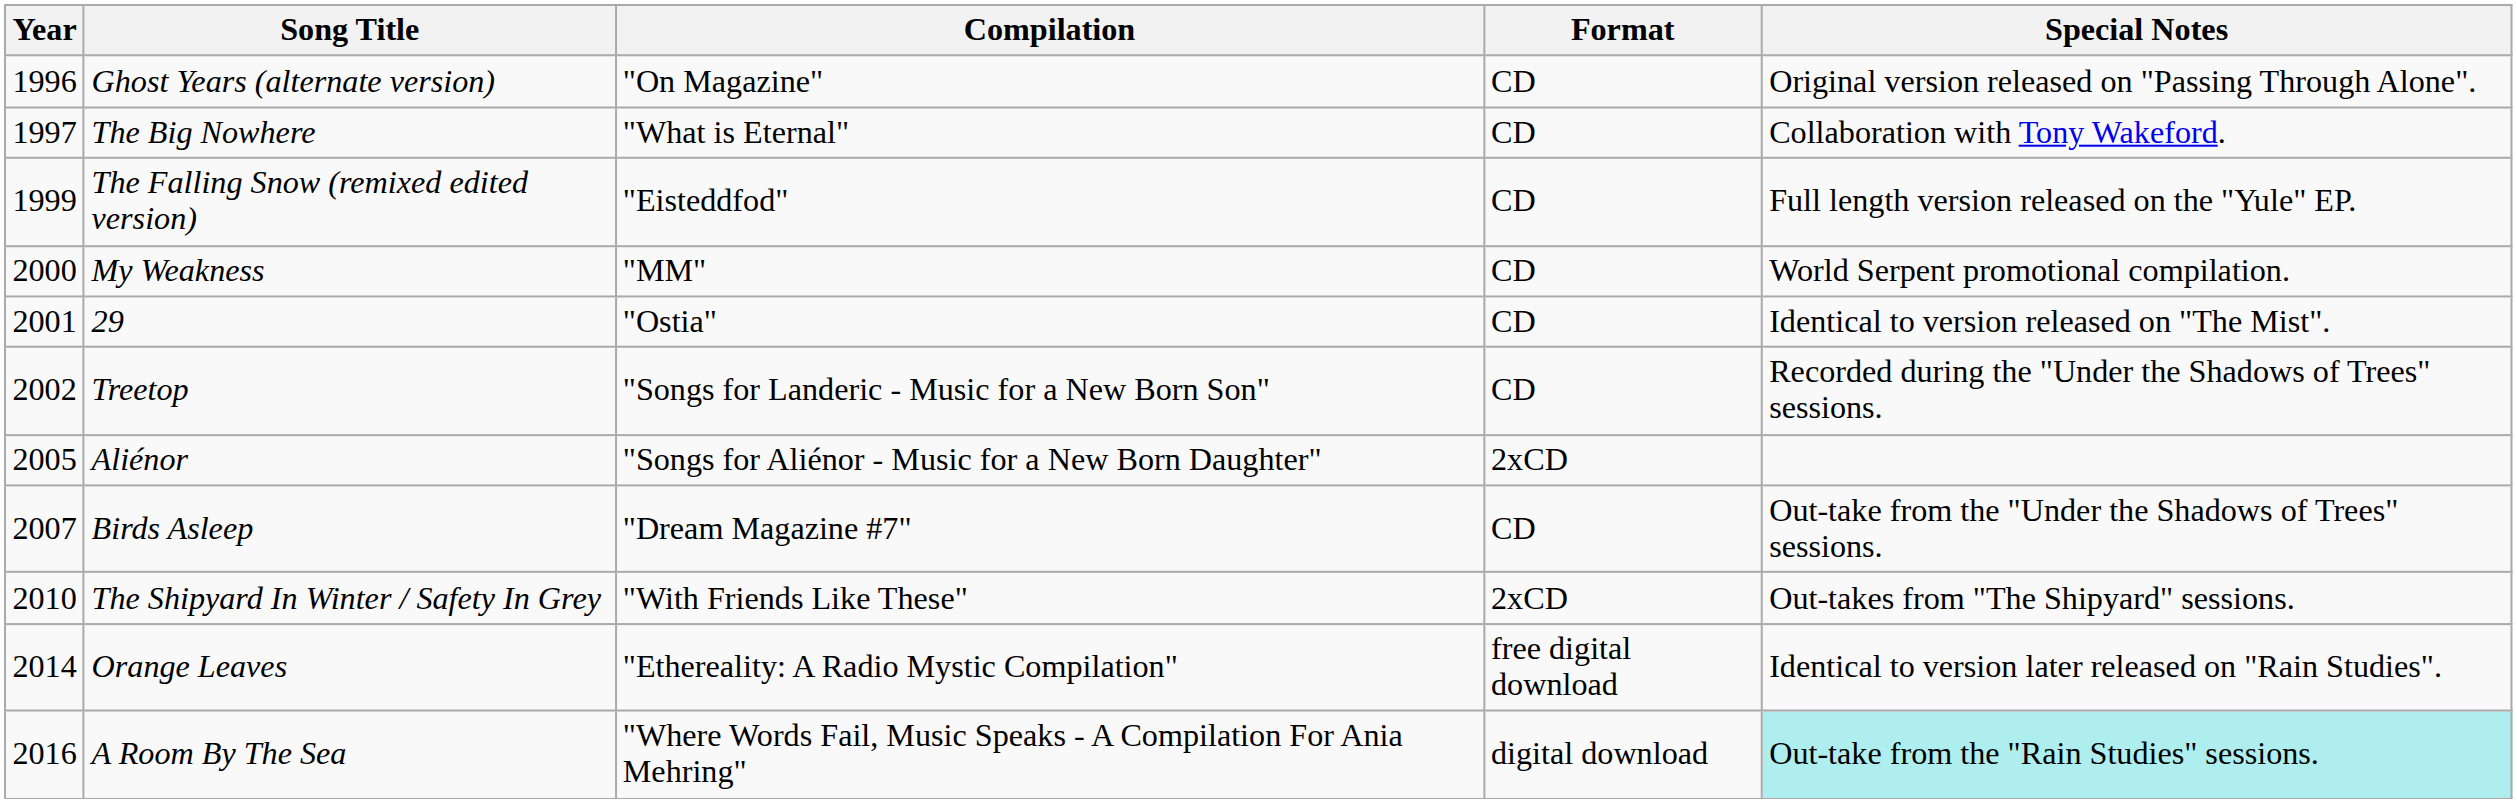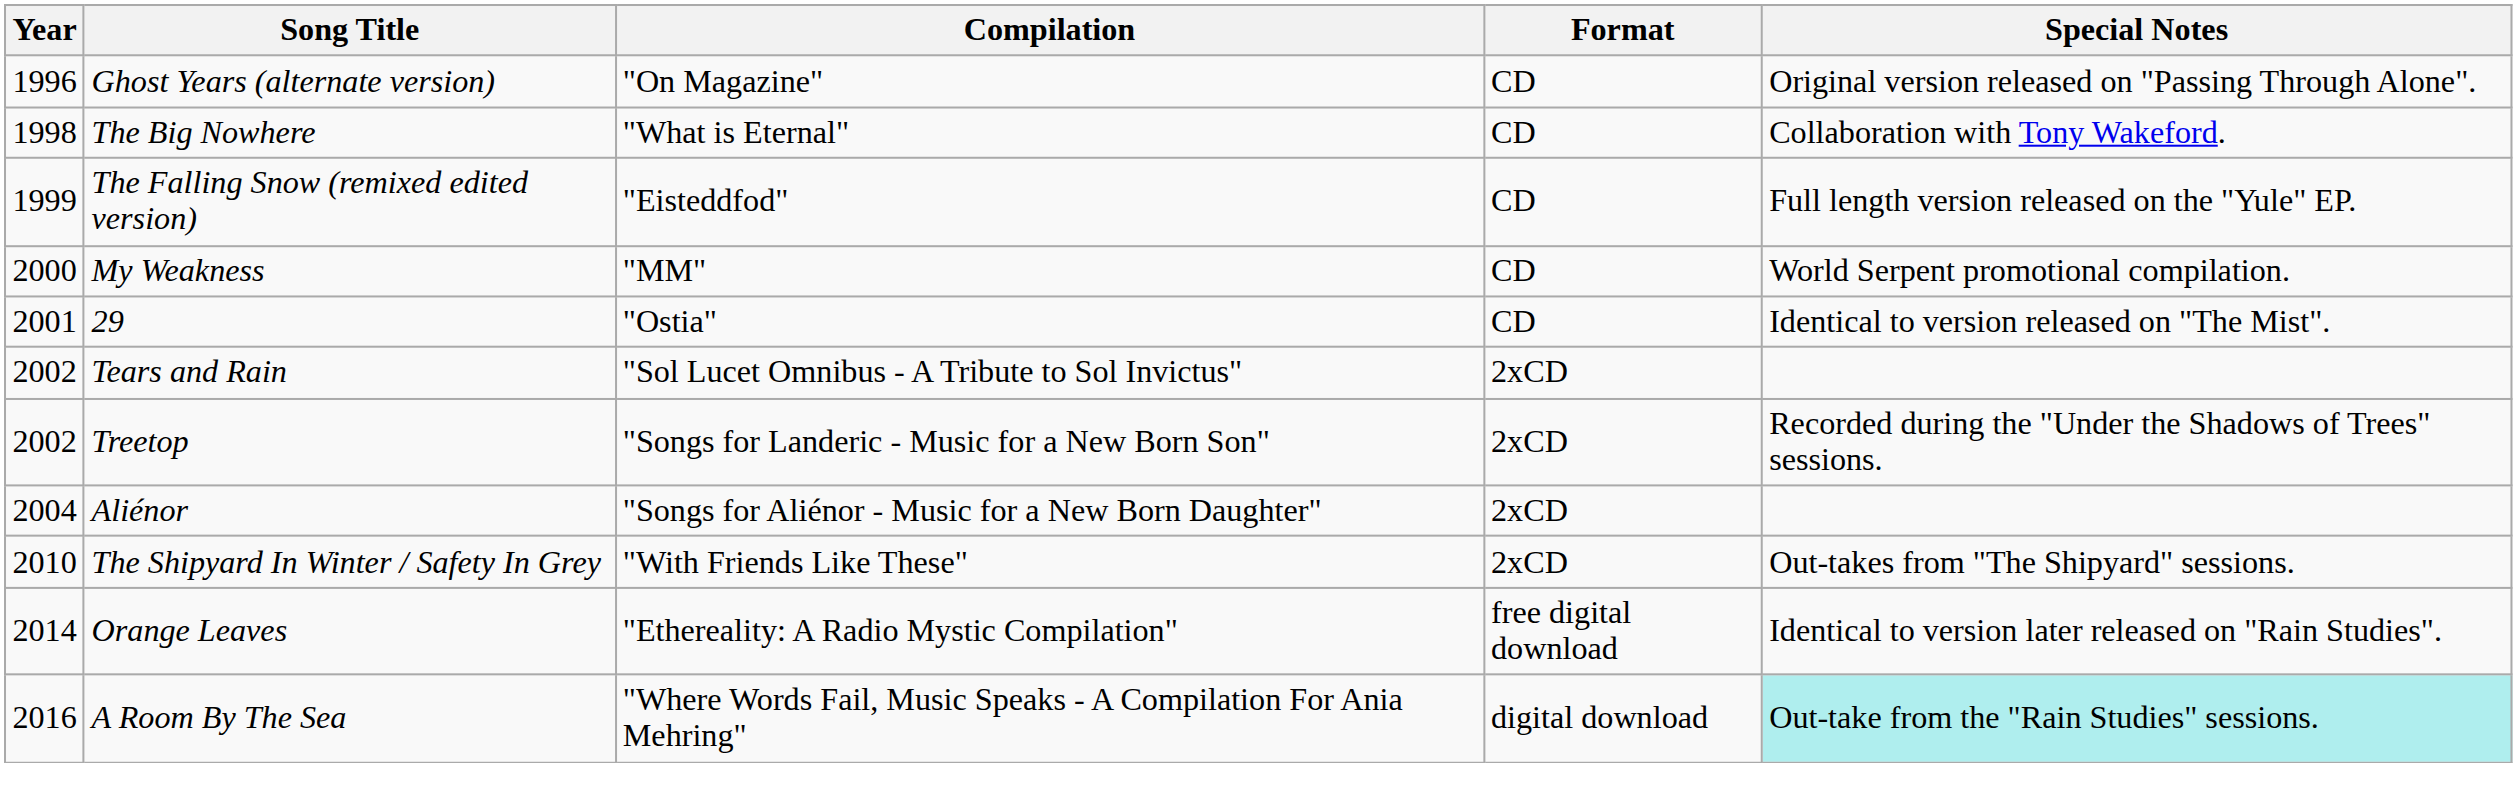(45, 132) 1997 -> (45, 132) 1998
+ row: (189, 372)
(1513, 390) CD -> (1529, 441) 2xCD
(45, 459) 2005 -> (45, 510) 2004
- row: (172, 528)
